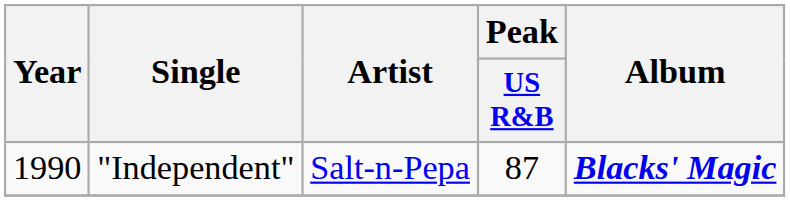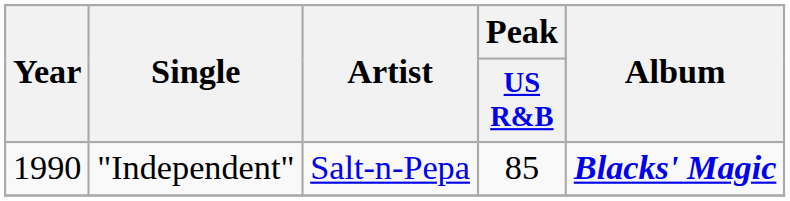(522, 167) 87 -> (522, 167) 85
